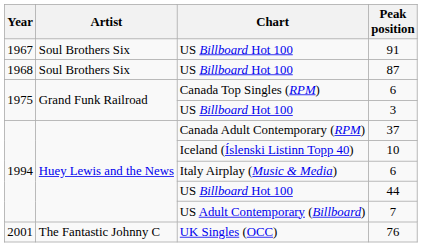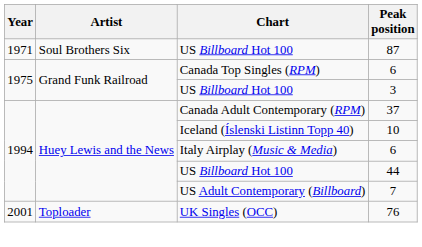- row: (236, 49)
(20, 69) 1968 -> (20, 49) 1971
(99, 232) The Fantastic Johnny C -> (65, 211) Toploader
